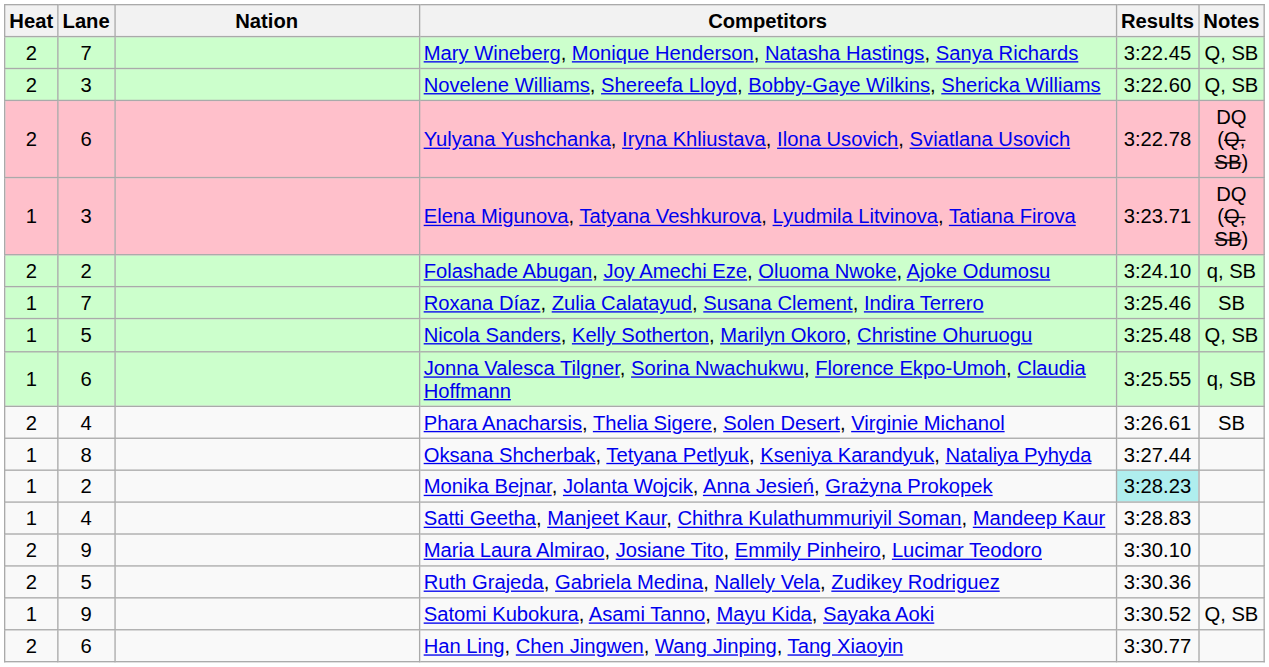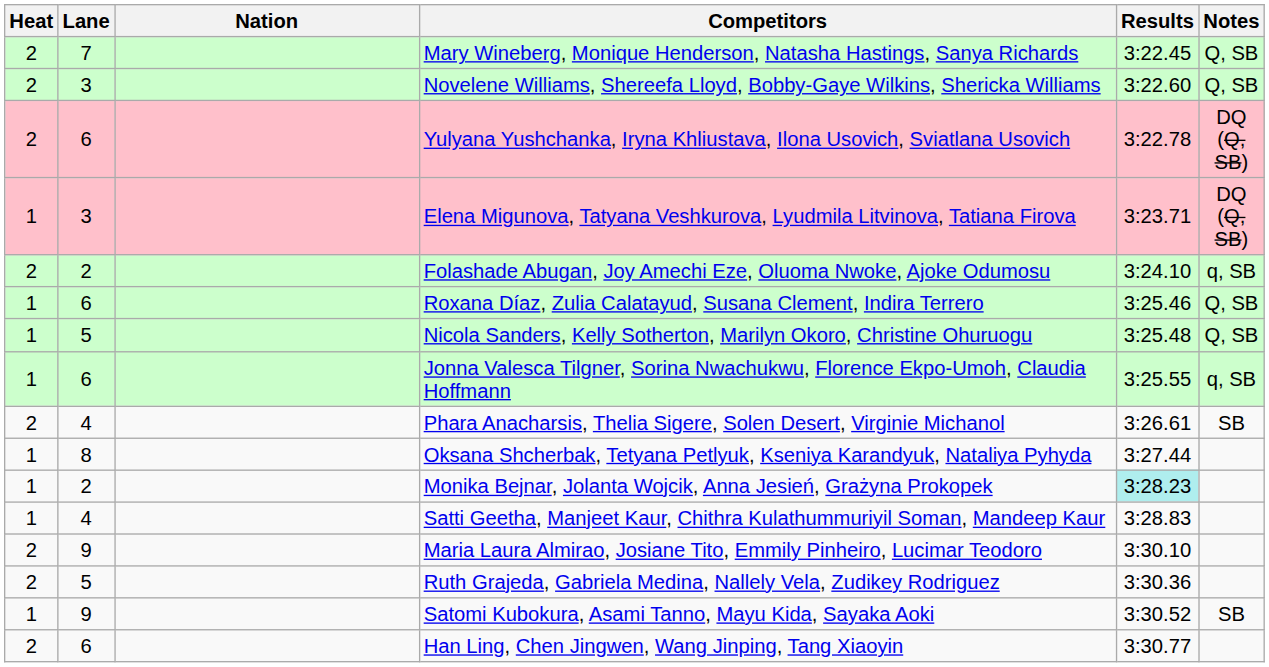(86, 303) 7 -> (86, 303) 6
(1231, 303) SB -> (1231, 303) Q, SB
(1231, 614) Q, SB -> (1231, 614) SB
